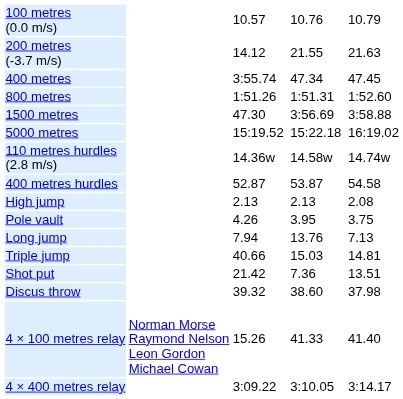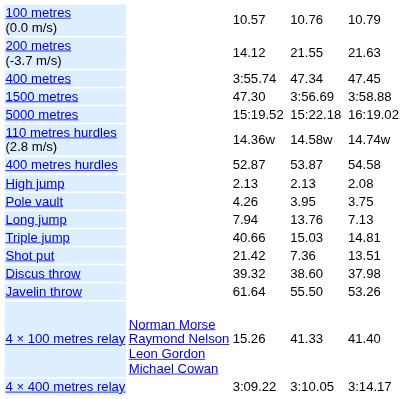- row: (38, 96)
+ row: (44, 291)
